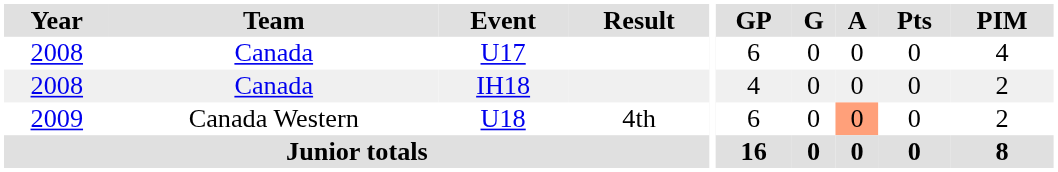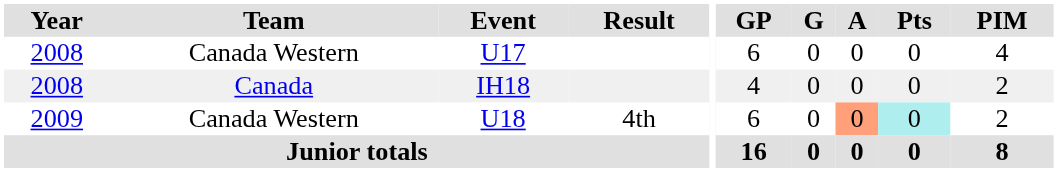(274, 52) Canada -> (274, 52) Canada Western
(914, 118) no background -> (914, 118) paleturquoise background
